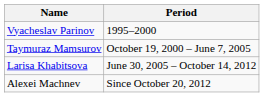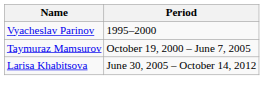- row: (44, 83)
